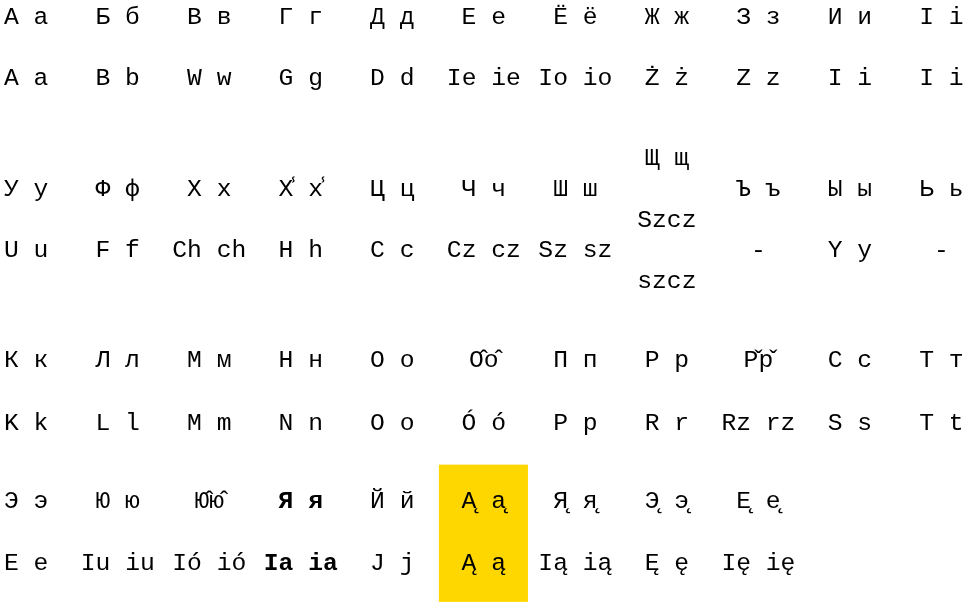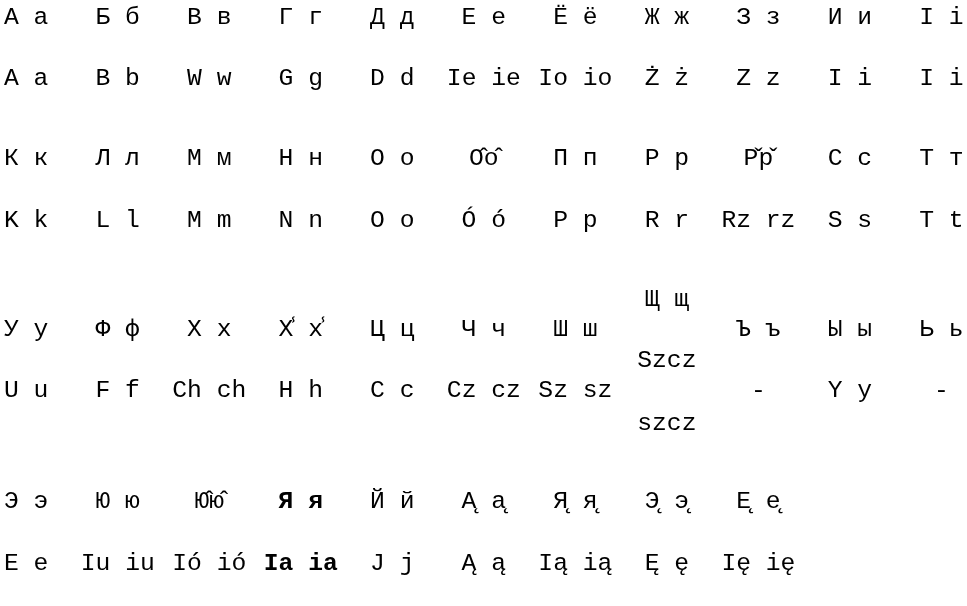rows swapped: (26, 391) <-> (26, 220)
(484, 532) gold background -> (484, 532) no background
